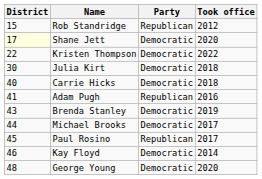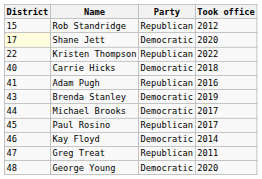(167, 54) Democratic -> (167, 54) Republican
- row: (79, 68)
+ row: (79, 153)
